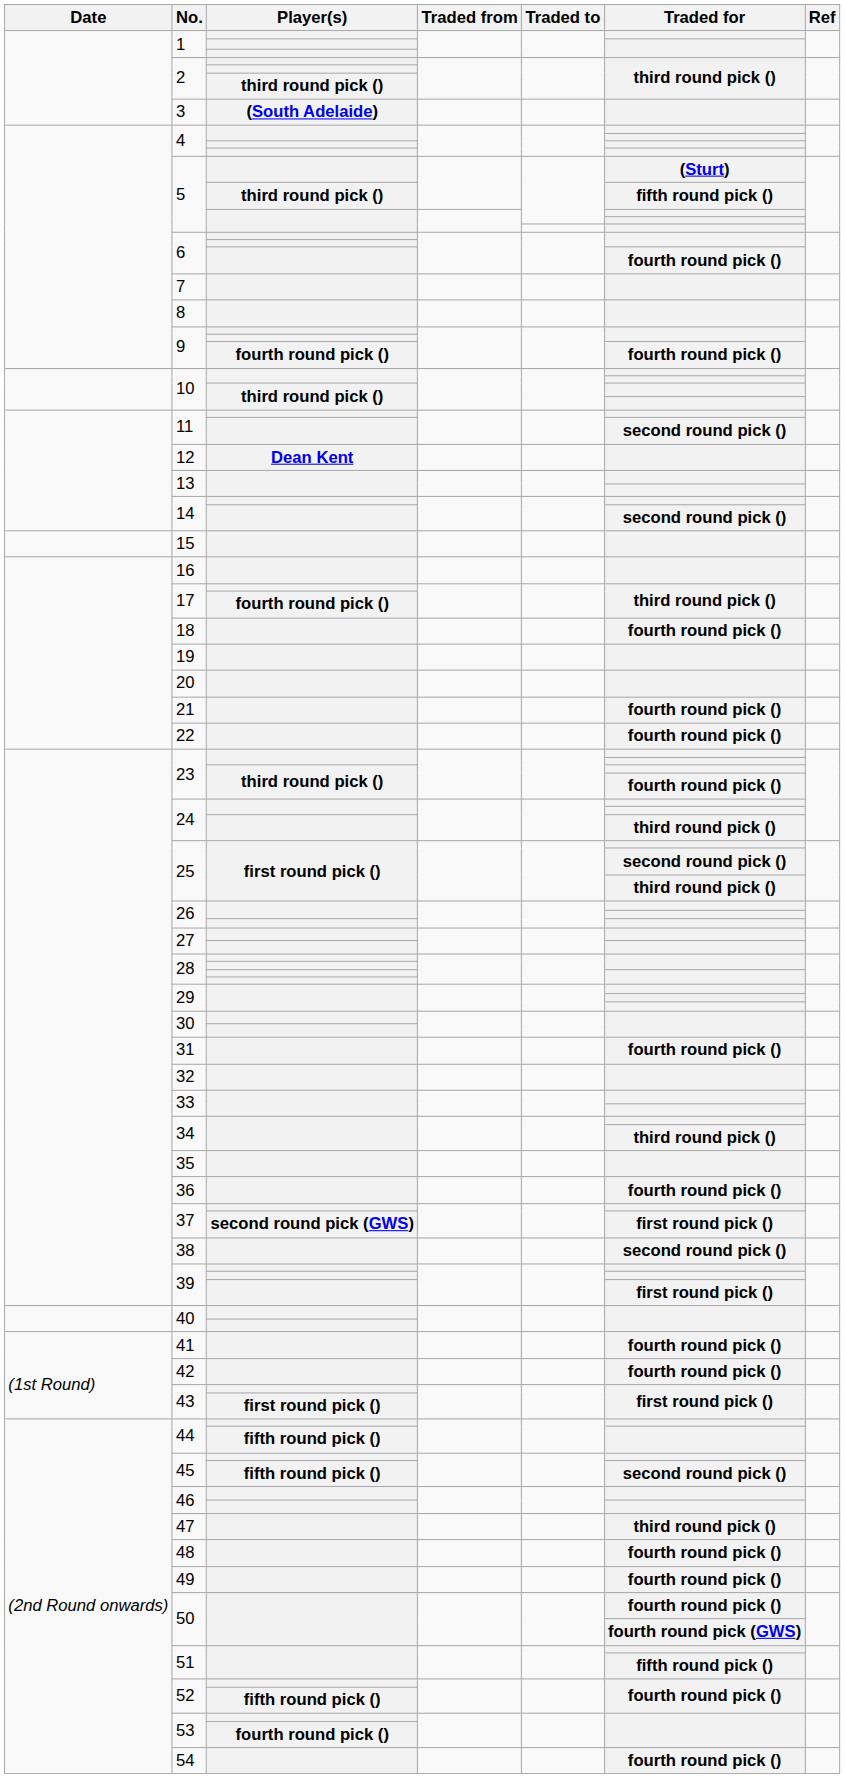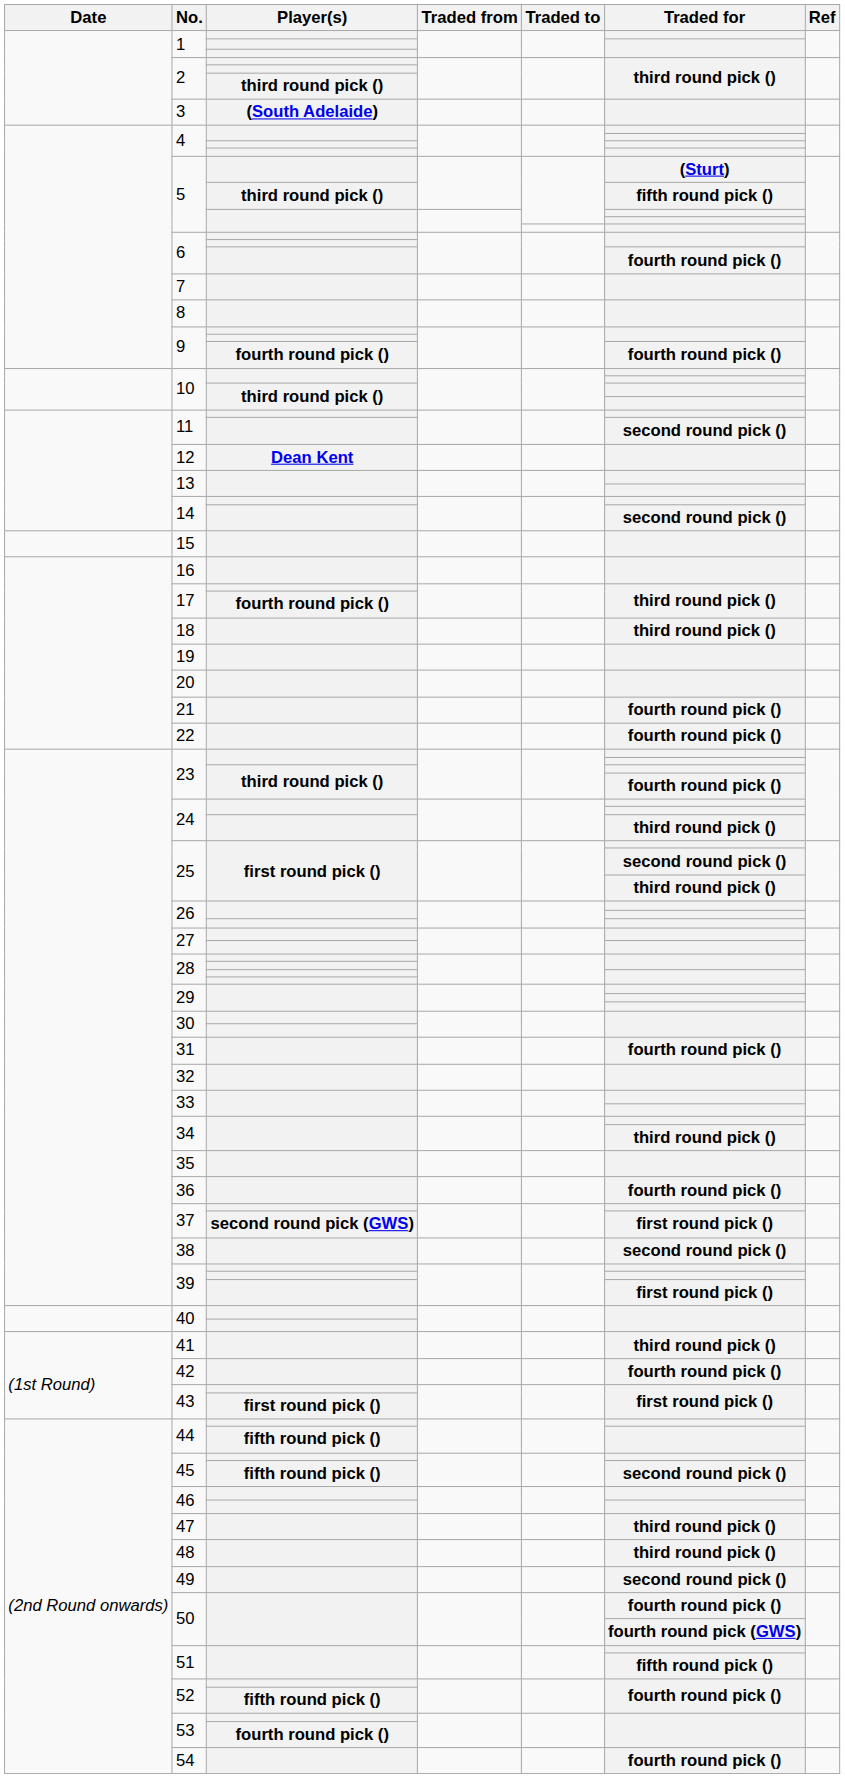(705, 630) fourth round pick () -> (705, 630) third round pick ()
(705, 1345) fourth round pick () -> (705, 1345) third round pick ()
(705, 1552) fourth round pick () -> (705, 1552) third round pick ()
(705, 1579) fourth round pick () -> (705, 1579) second round pick ()
